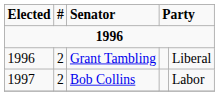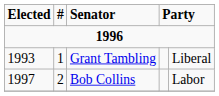(21, 58) 1996 -> (21, 58) 1993
(60, 58) 2 -> (60, 58) 1
